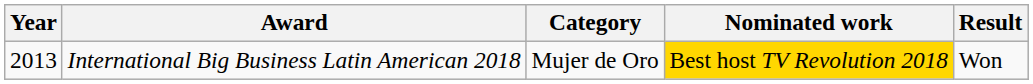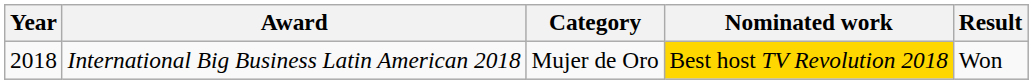(33, 60) 2013 -> (33, 60) 2018
